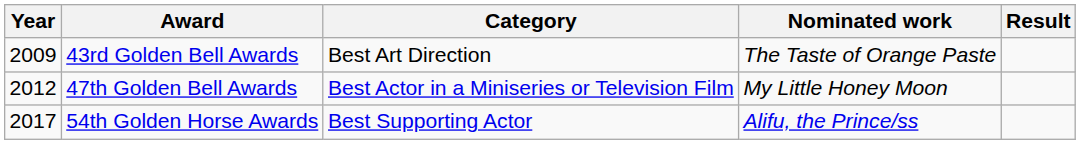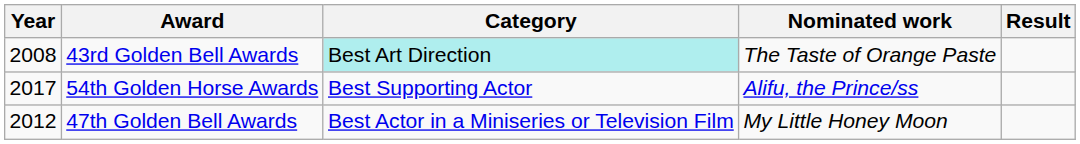(33, 54) 2009 -> (33, 54) 2008
(410, 54) no background -> (410, 54) paleturquoise background
rows swapped: (182, 88) <-> (192, 121)
